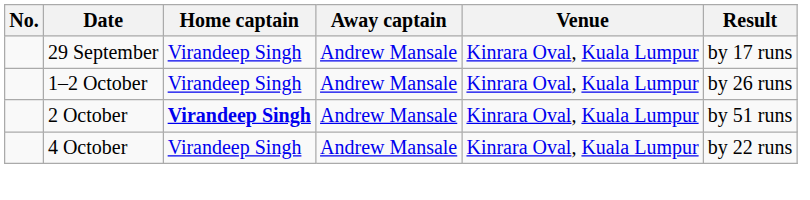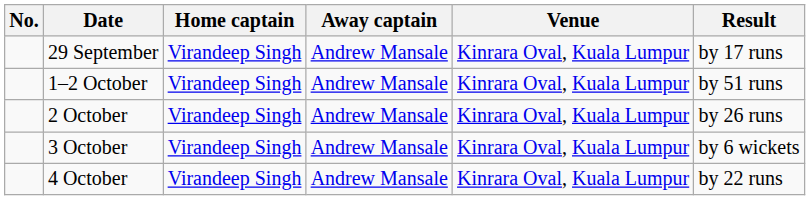(750, 83) by 26 runs -> (741, 83) by 51 runs
(239, 115) bold -> (235, 115) normal
(750, 115) by 51 runs -> (741, 115) by 26 runs
+ row: (88, 147)
